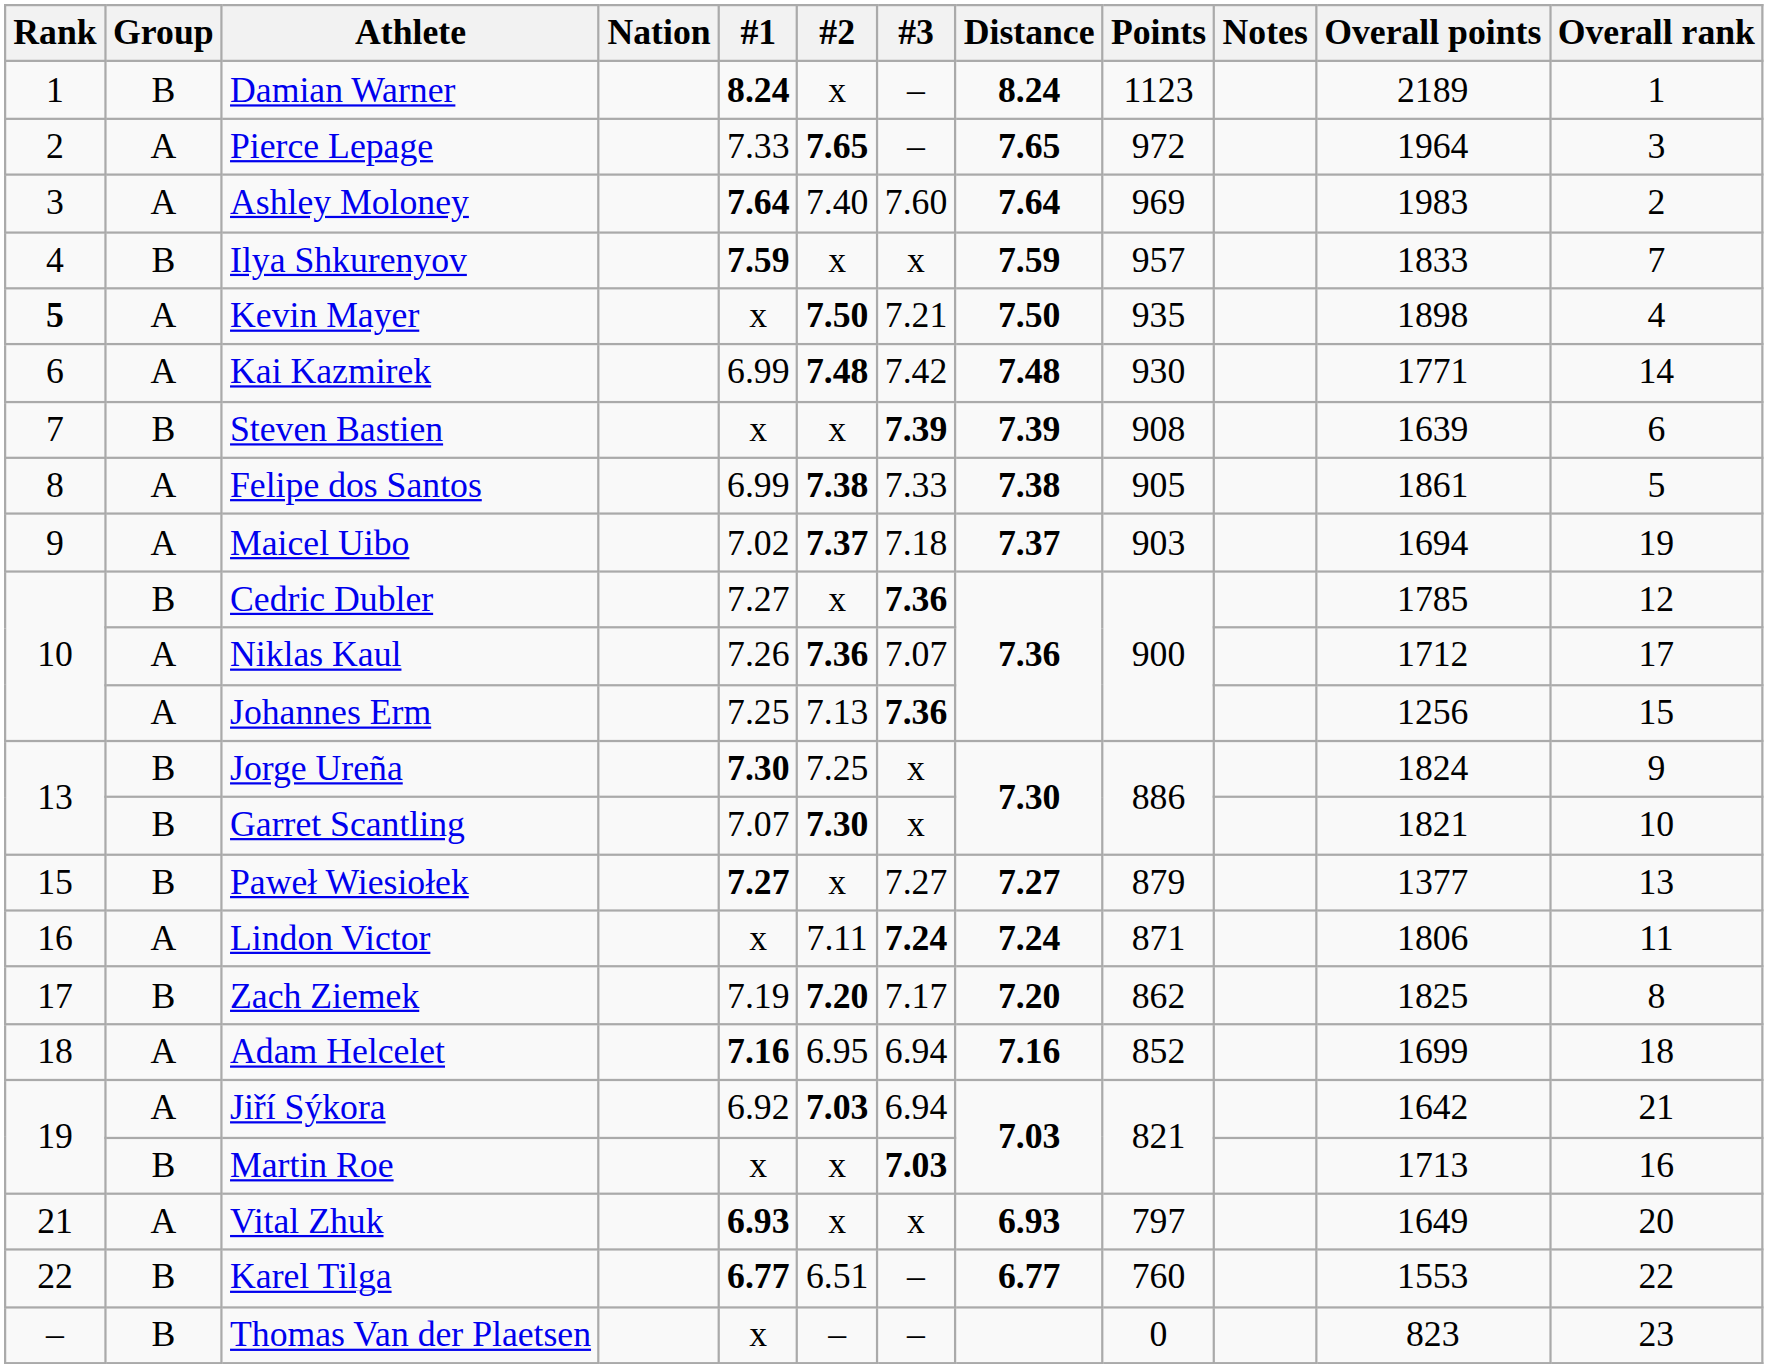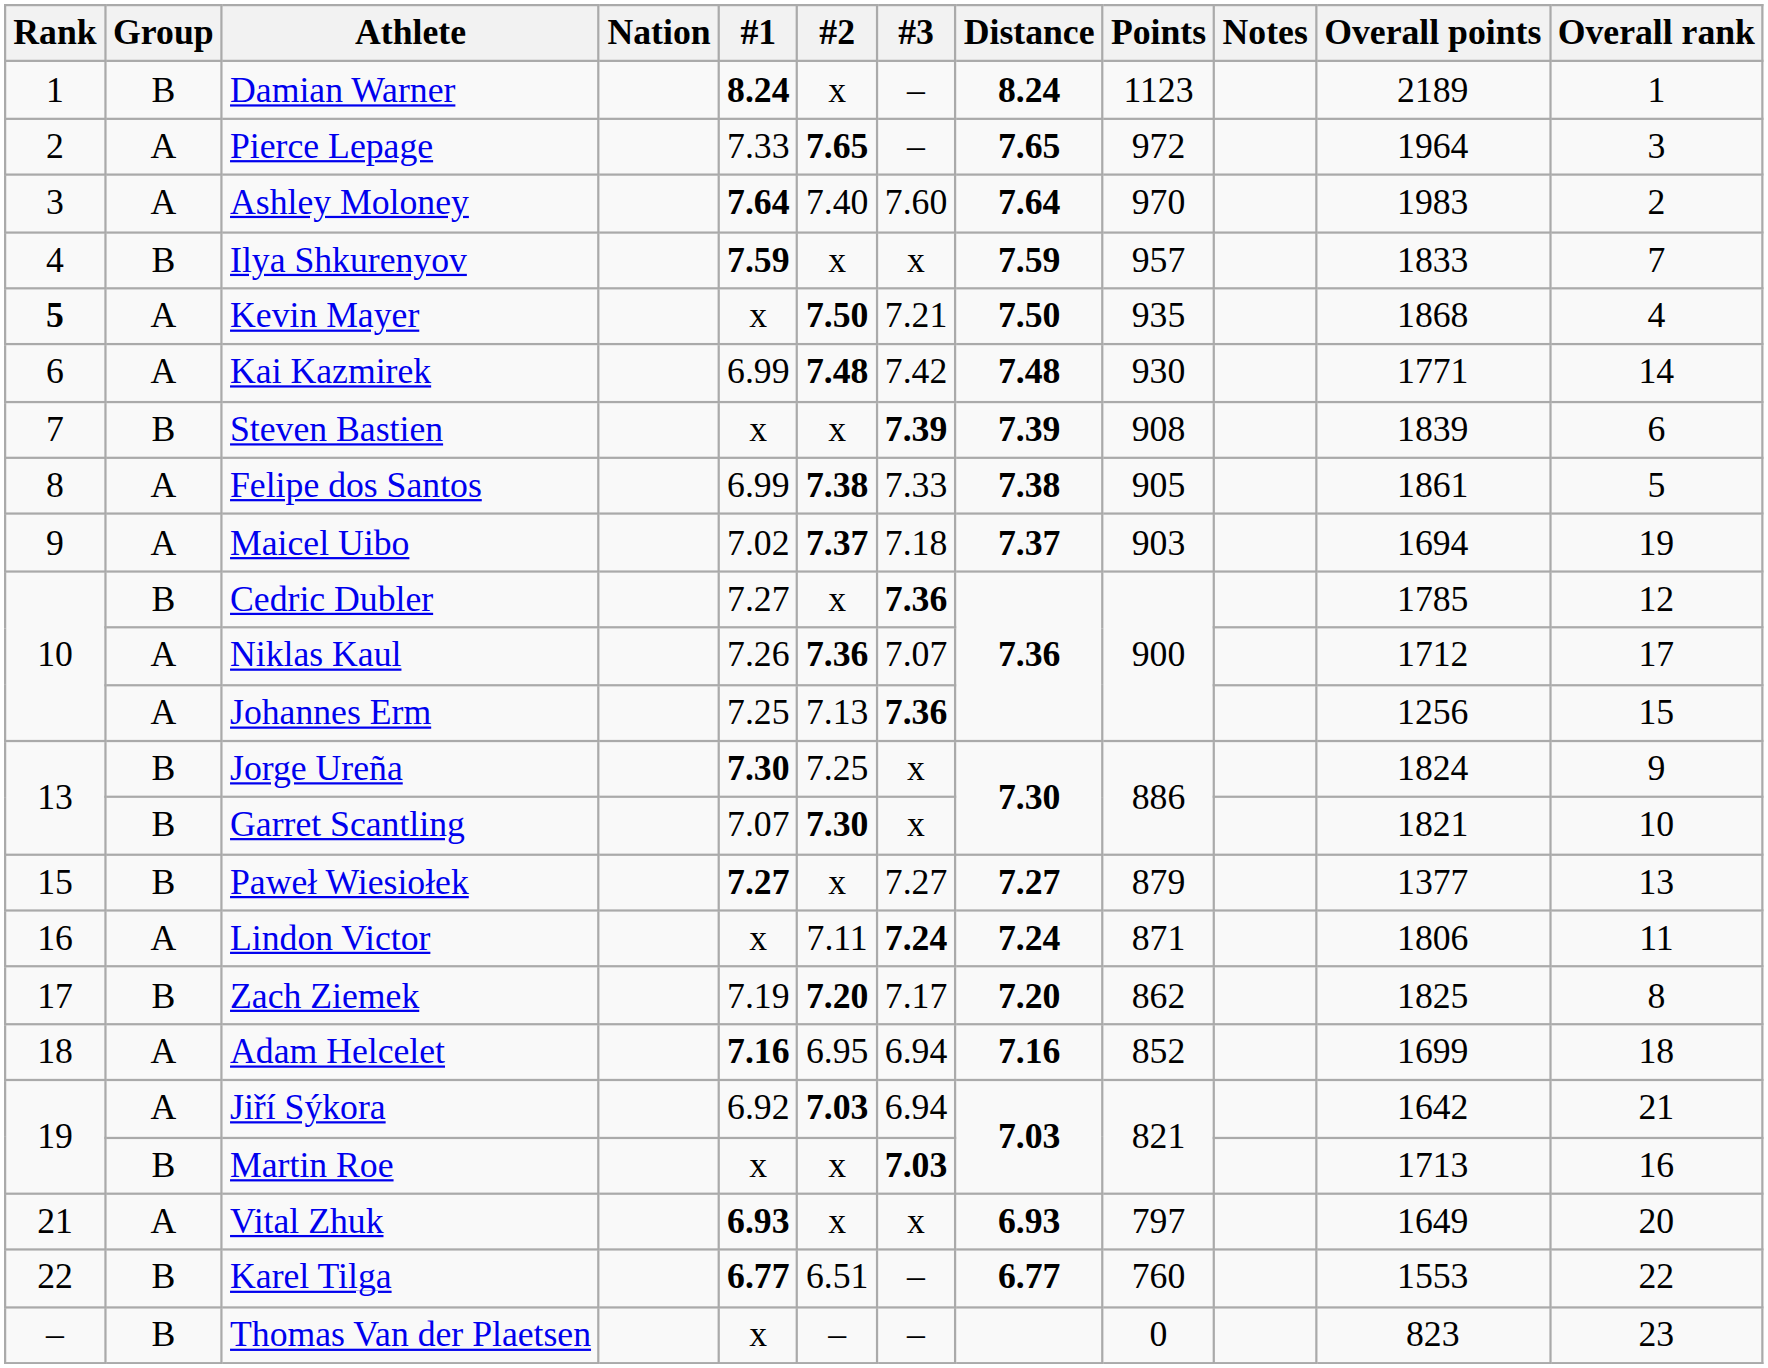(1159, 202) 969 -> (1159, 202) 970
(1433, 315) 1898 -> (1433, 315) 1868
(1433, 428) 1639 -> (1433, 428) 1839
